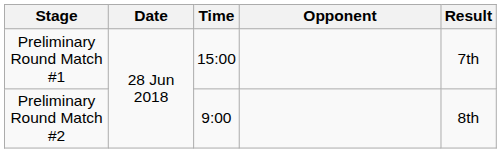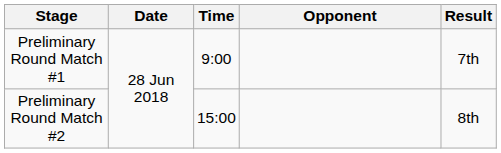(216, 58) 15:00 -> (216, 58) 9:00
(216, 118) 9:00 -> (216, 118) 15:00
